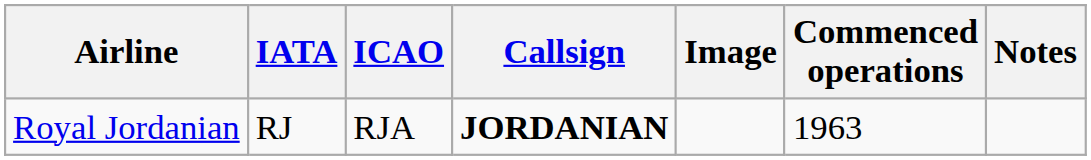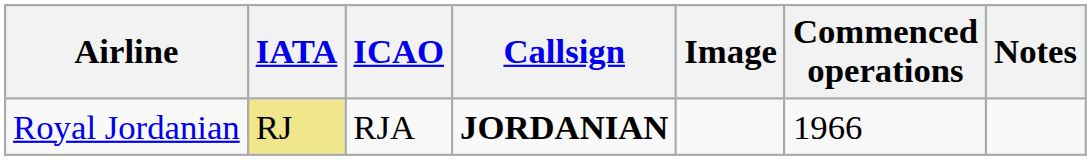(274, 126) no background -> (274, 126) khaki background
(828, 126) 1963 -> (828, 126) 1966
